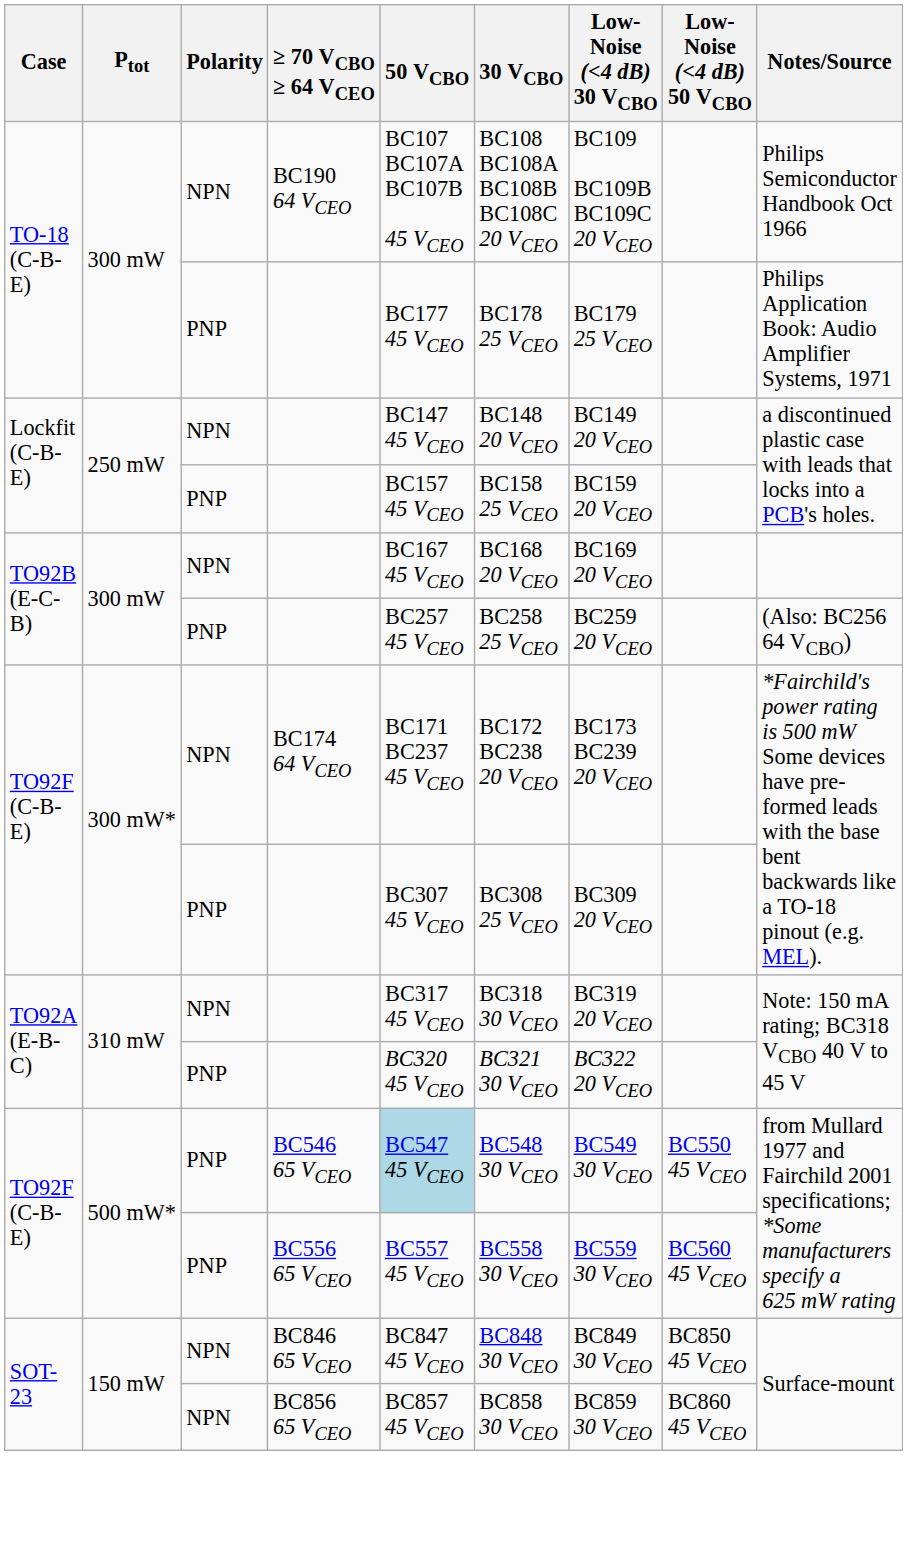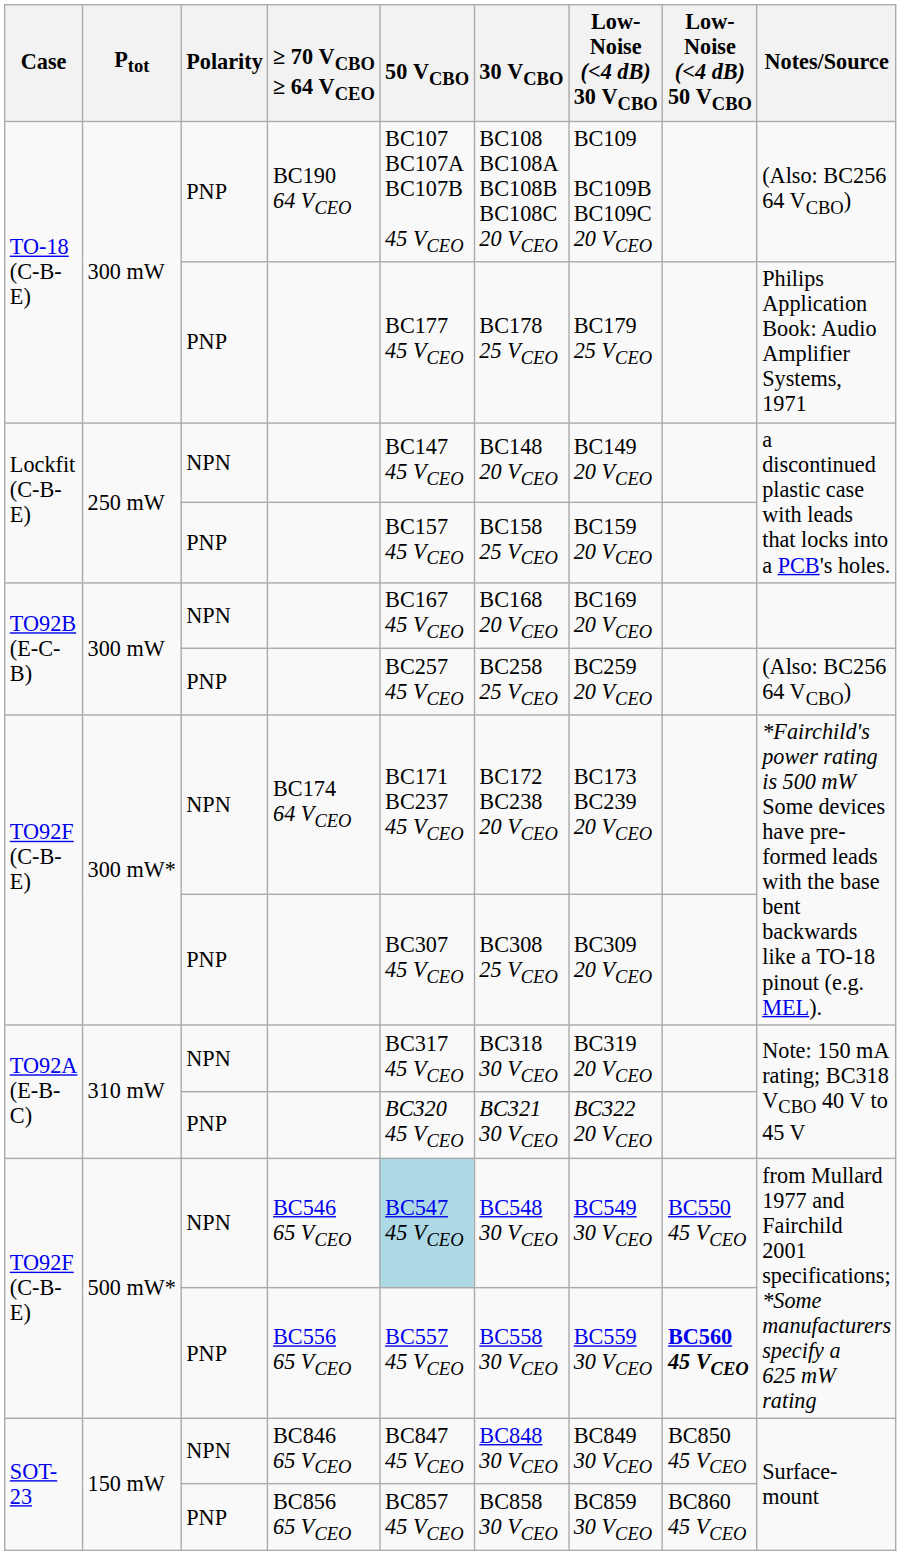(208, 191) NPN -> (207, 191) PNP
(830, 191) Philips Semiconductor Handbook Oct 1966 -> (824, 191) (Also: BC256 64 VCBO)
(207, 1160) PNP -> (208, 1222) NPN
(707, 1265) normal -> (708, 1352) bold
(208, 1417) NPN -> (207, 1517) PNP
